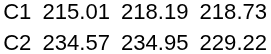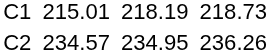(233, 42) 229.22 -> (233, 42) 236.26
